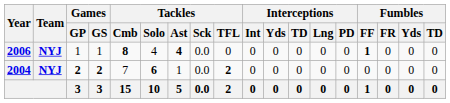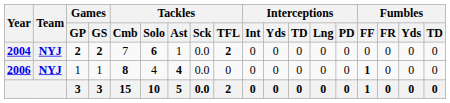rows swapped: (19, 70) <-> (19, 51)
